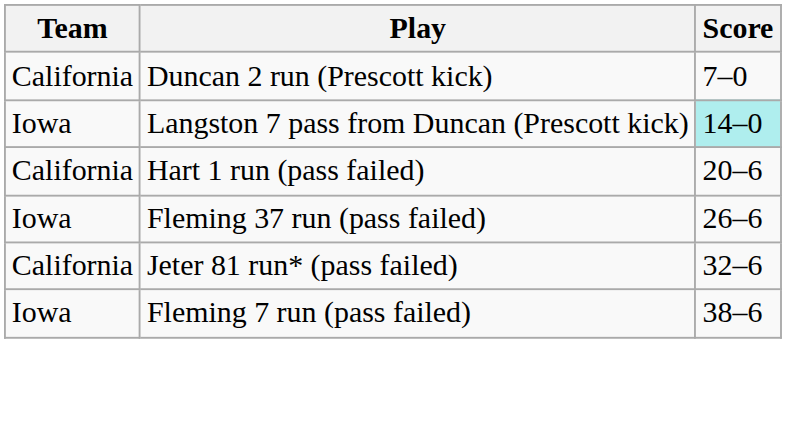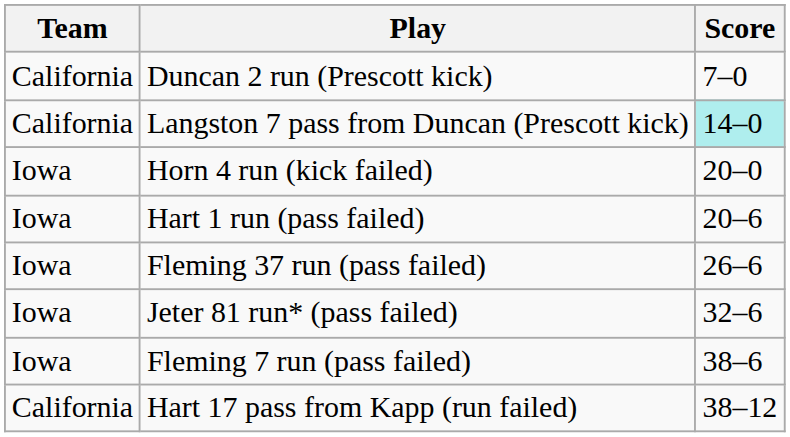(42, 123) Iowa -> (72, 123) California
+ row: (290, 170)
(72, 170) California -> (42, 218) Iowa
(72, 265) California -> (42, 312) Iowa
+ row: (362, 407)
